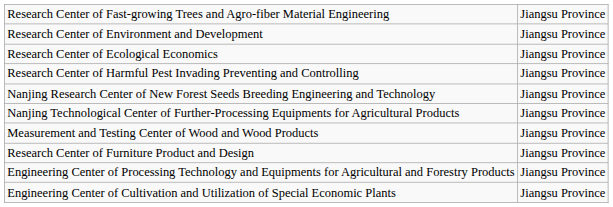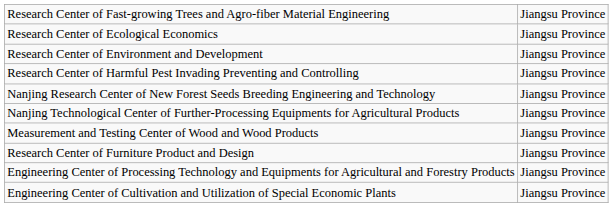rows swapped: (135, 34) <-> (113, 53)
